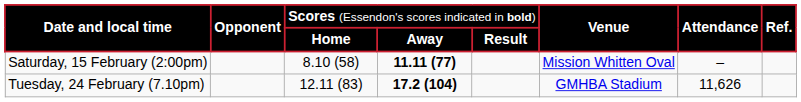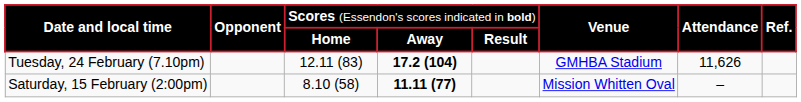rows swapped: (108, 62) <-> (106, 85)
